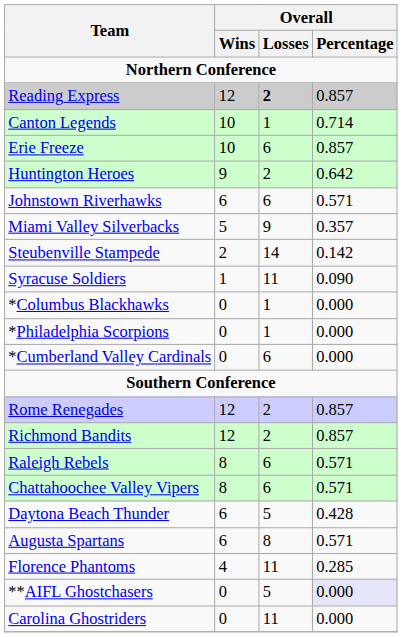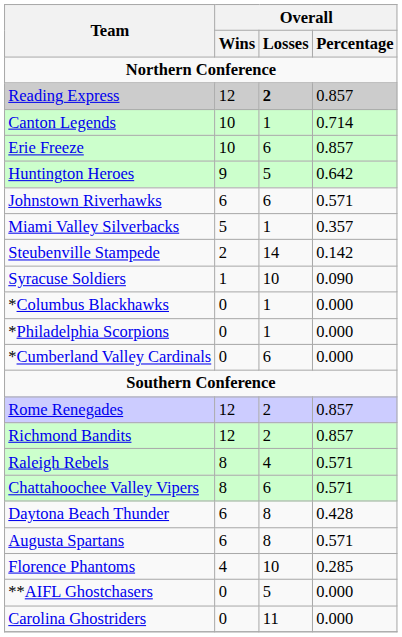(267, 174) 2 -> (267, 174) 5
(267, 226) 9 -> (267, 226) 1
(271, 278) 11 -> (271, 278) 10
(267, 461) 6 -> (267, 461) 4
(267, 514) 5 -> (267, 514) 8
(271, 566) 11 -> (271, 566) 10
(335, 592) lavender background -> (335, 592) no background
